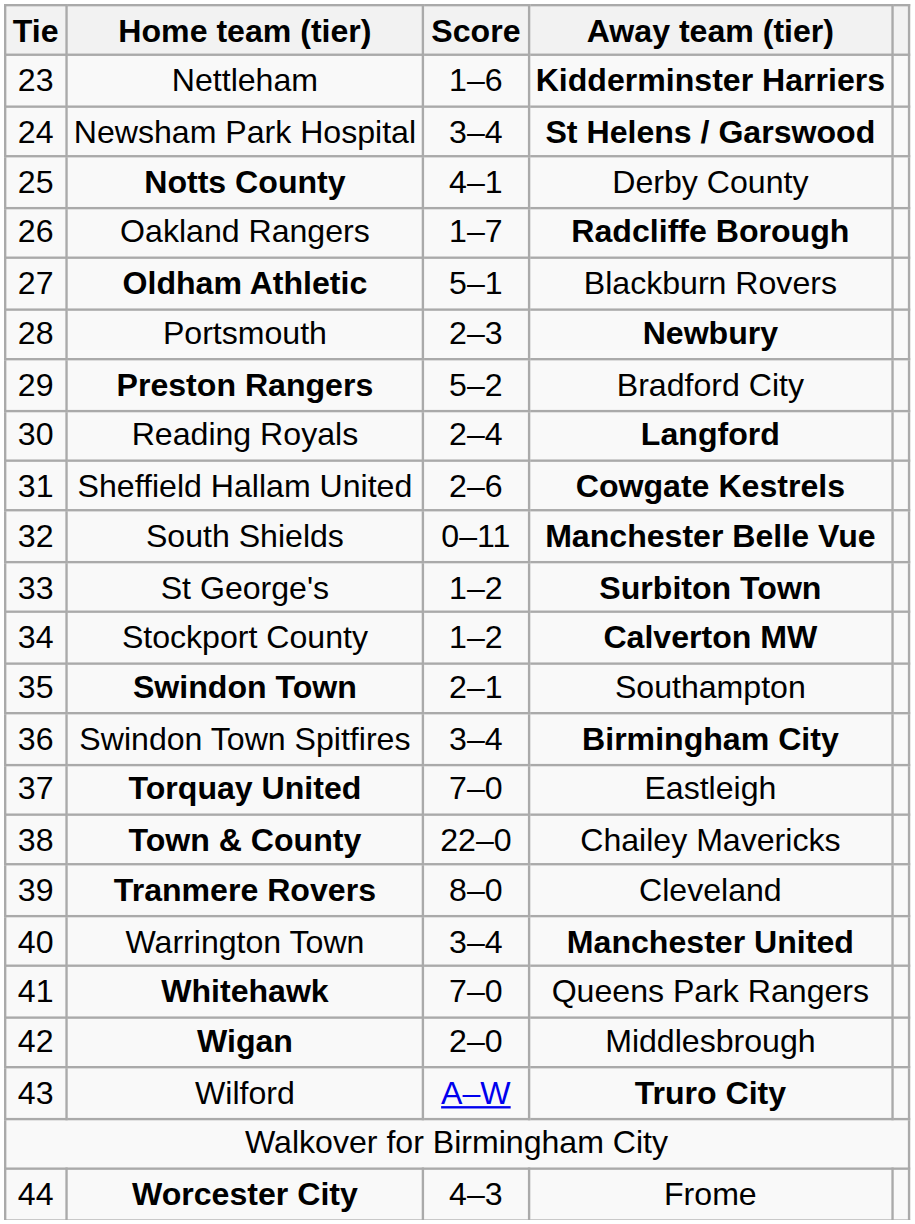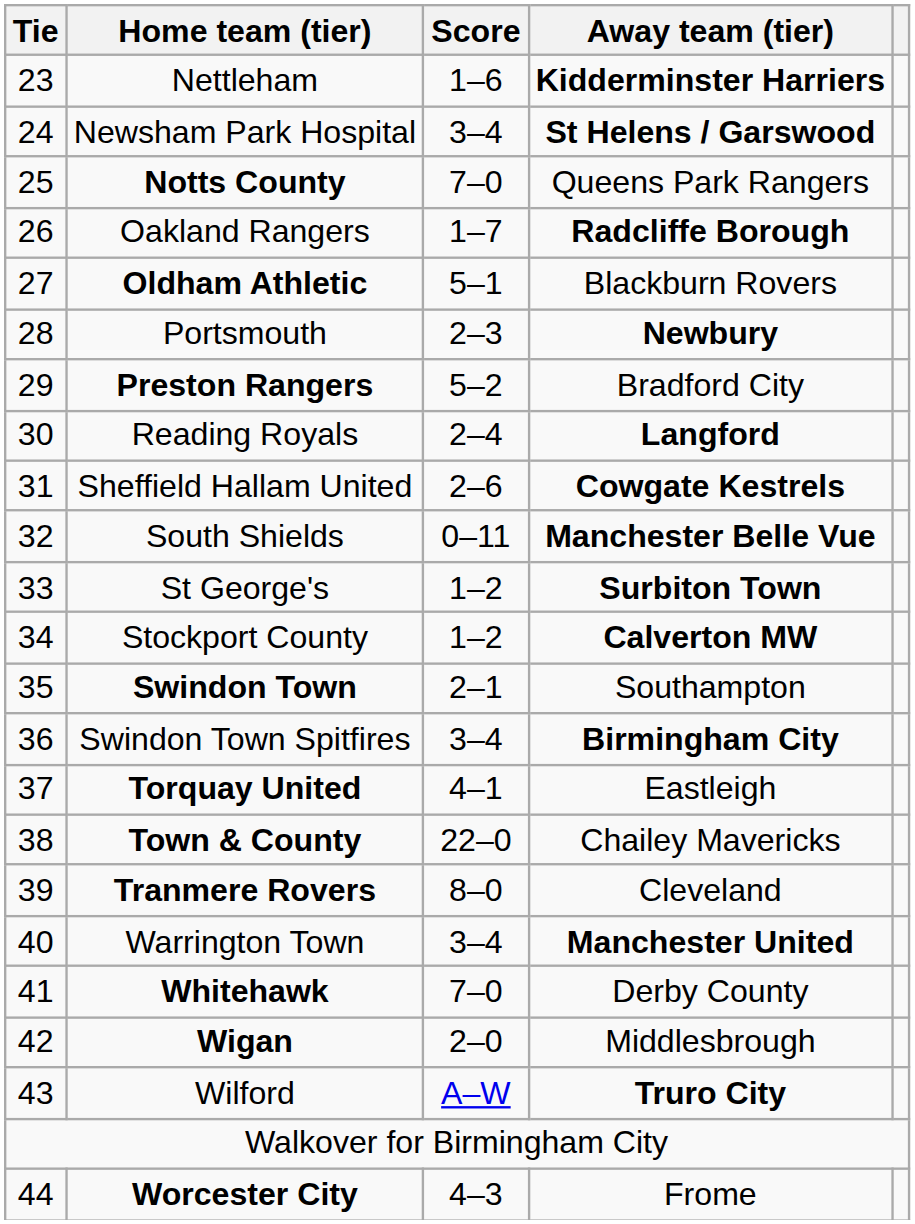(476, 182) 4–1 -> (476, 182) 7–0
(710, 182) Derby County -> (710, 182) Queens Park Rangers
(476, 789) 7–0 -> (476, 789) 4–1
(710, 991) Queens Park Rangers -> (710, 991) Derby County
